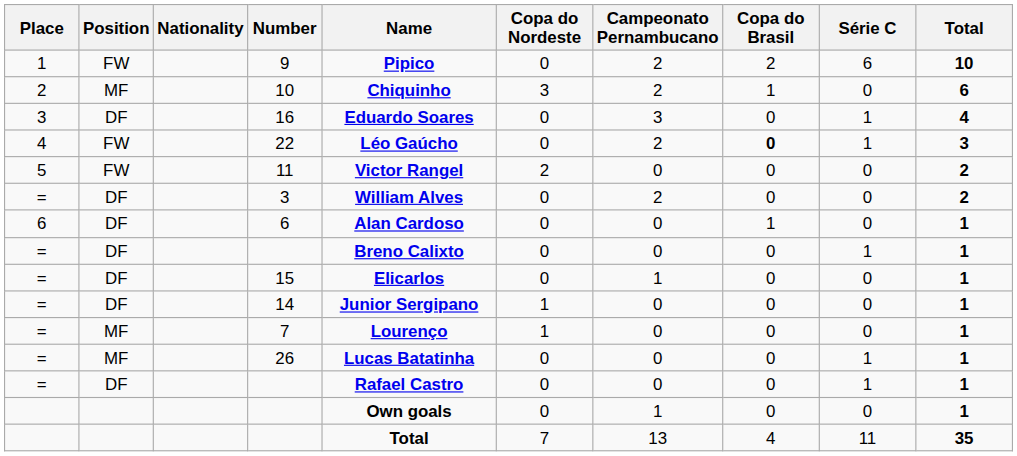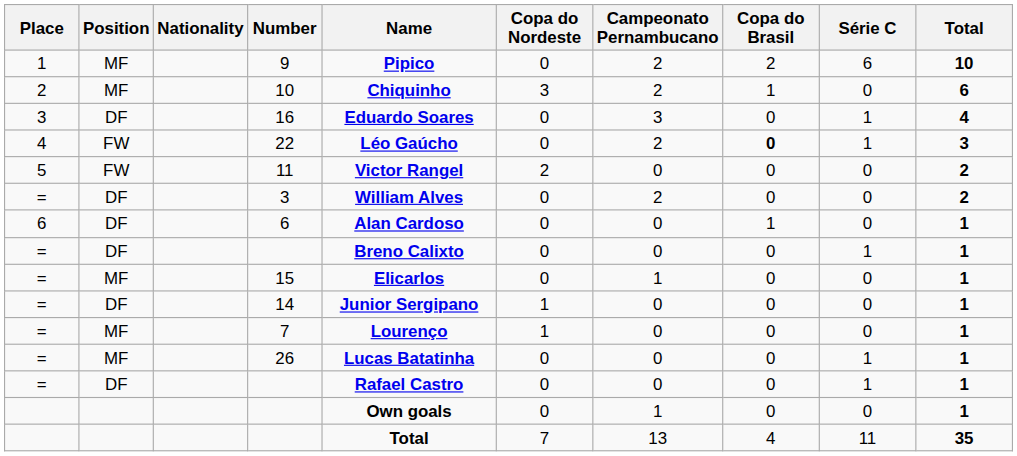(116, 64) FW -> (116, 64) MF
(116, 277) DF -> (116, 277) MF
